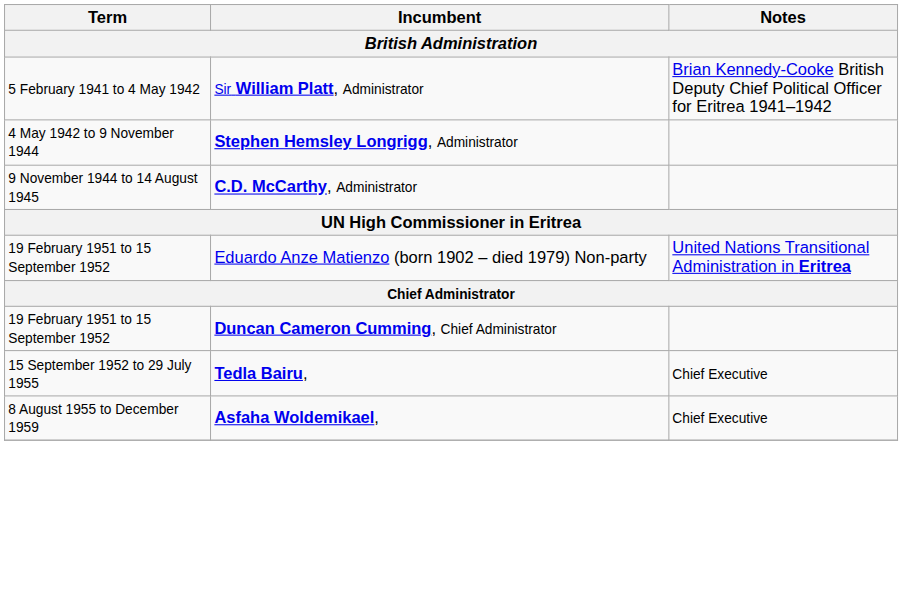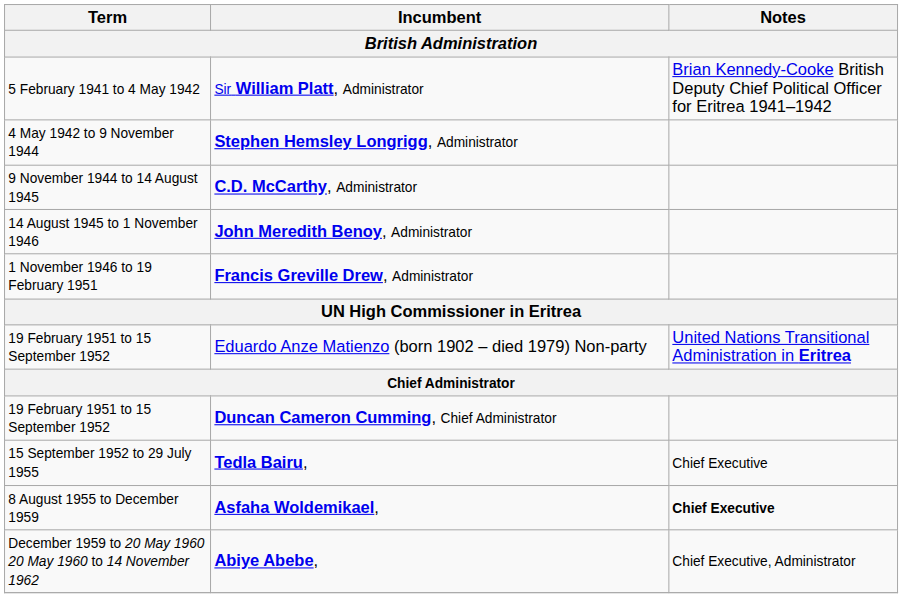+ row: (343, 231)
+ row: (344, 276)
(720, 419) normal -> (723, 507) bold
+ row: (266, 561)
